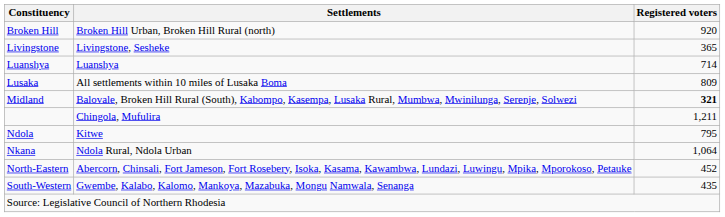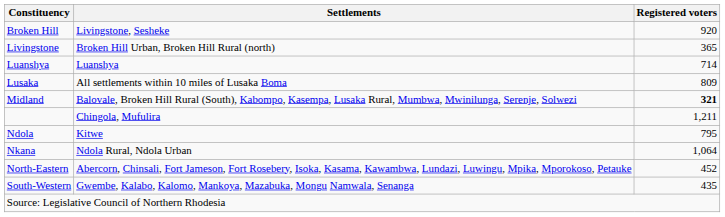(176, 30) Broken Hill Urban, Broken Hill Rural (north) -> (123, 30) Livingstone, Sesheke
(123, 47) Livingstone, Sesheke -> (176, 47) Broken Hill Urban, Broken Hill Rural (north)
